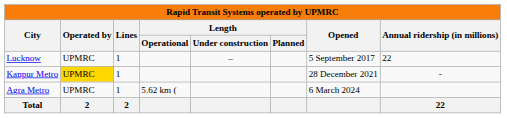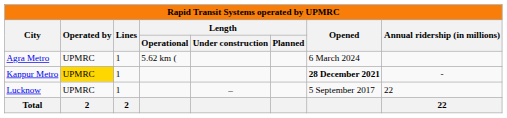rows swapped: (24, 58) <-> (28, 89)
(343, 74) normal -> (344, 74) bold
